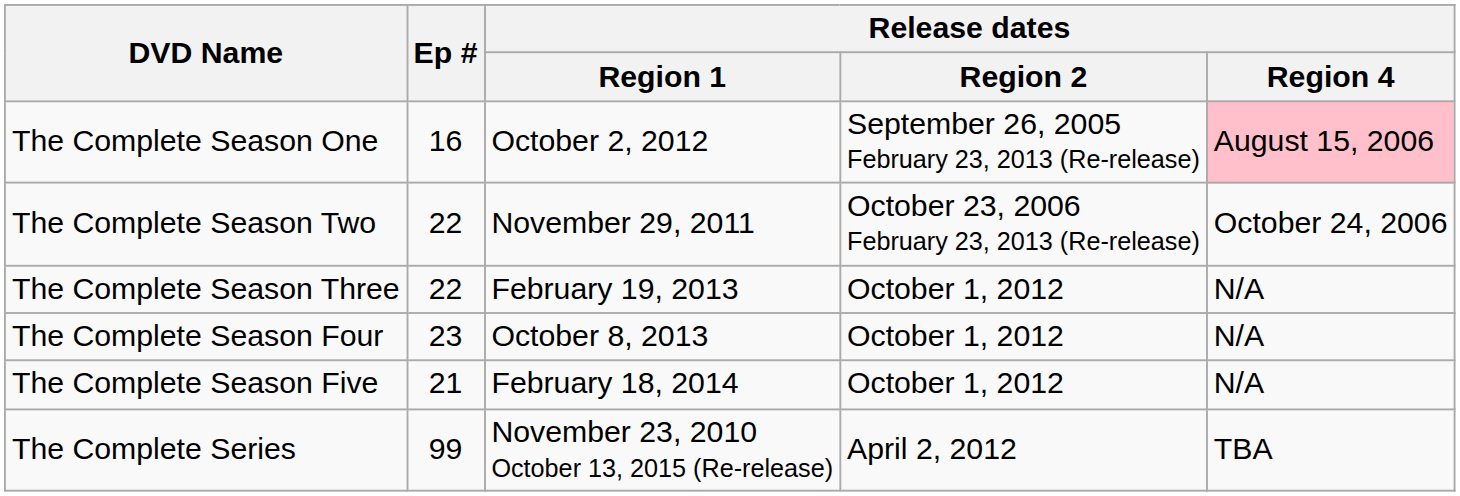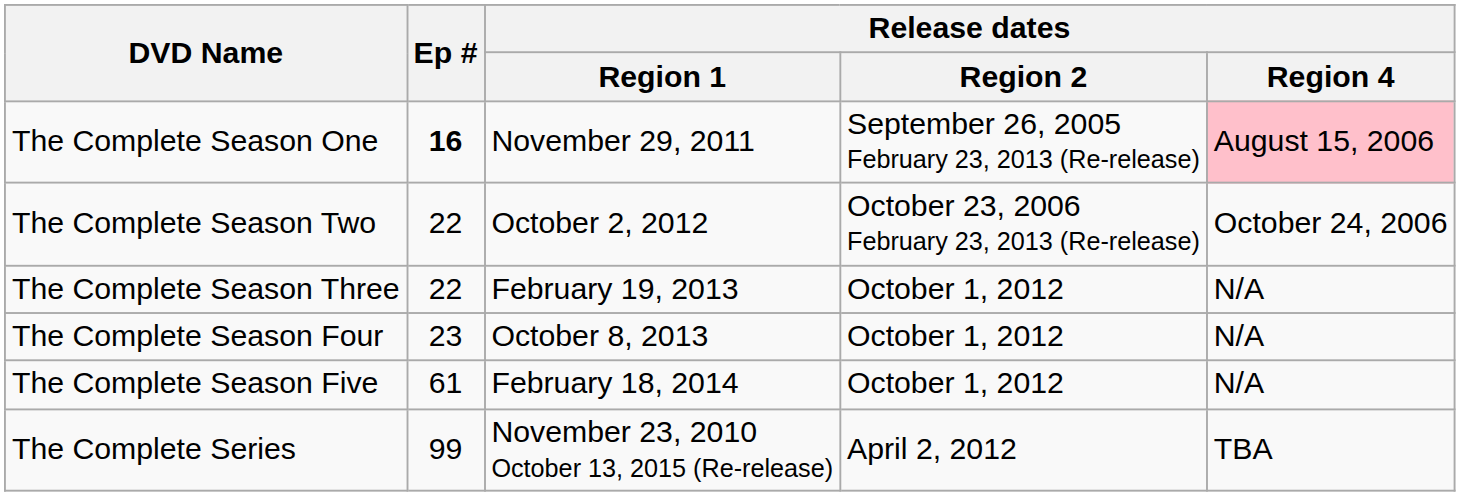(446, 141) normal -> (446, 141) bold
(600, 141) October 2, 2012 -> (623, 141) November 29, 2011
(623, 223) November 29, 2011 -> (600, 223) October 2, 2012
(446, 384) 21 -> (446, 384) 61
